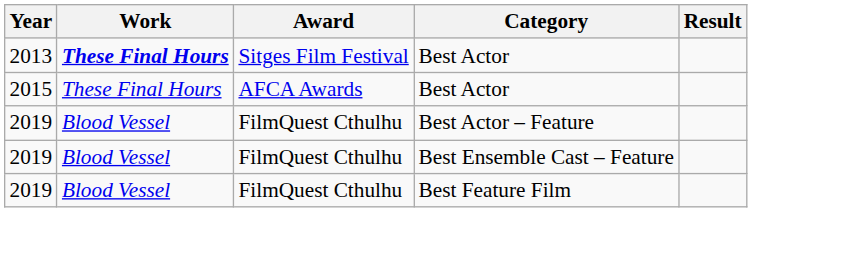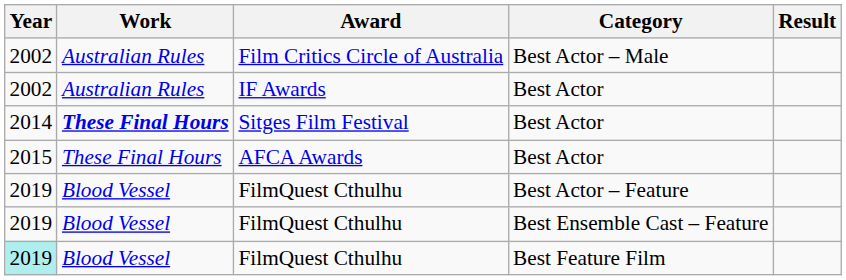+ row: (371, 55)
+ row: (282, 88)
(31, 55) 2013 -> (31, 122) 2014
(31, 190) no background -> (31, 257) paleturquoise background
